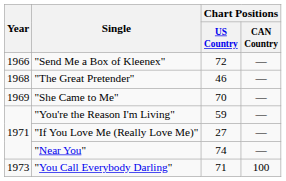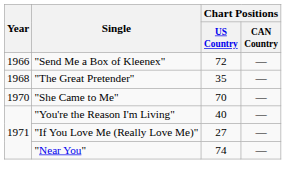(221, 79) 46 -> (221, 79) 35
(18, 97) 1969 -> (18, 97) 1970
(221, 114) 59 -> (221, 114) 40
- row: (103, 168)
